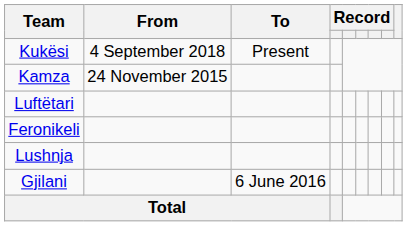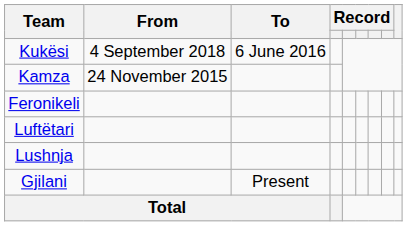(280, 51) Present -> (280, 51) 6 June 2016
rows swapped: (44, 103) <-> (44, 129)
(280, 181) 6 June 2016 -> (280, 181) Present
